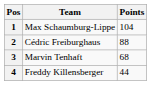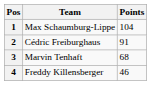(124, 42) 88 -> (124, 42) 91
(124, 72) 44 -> (124, 72) 46
